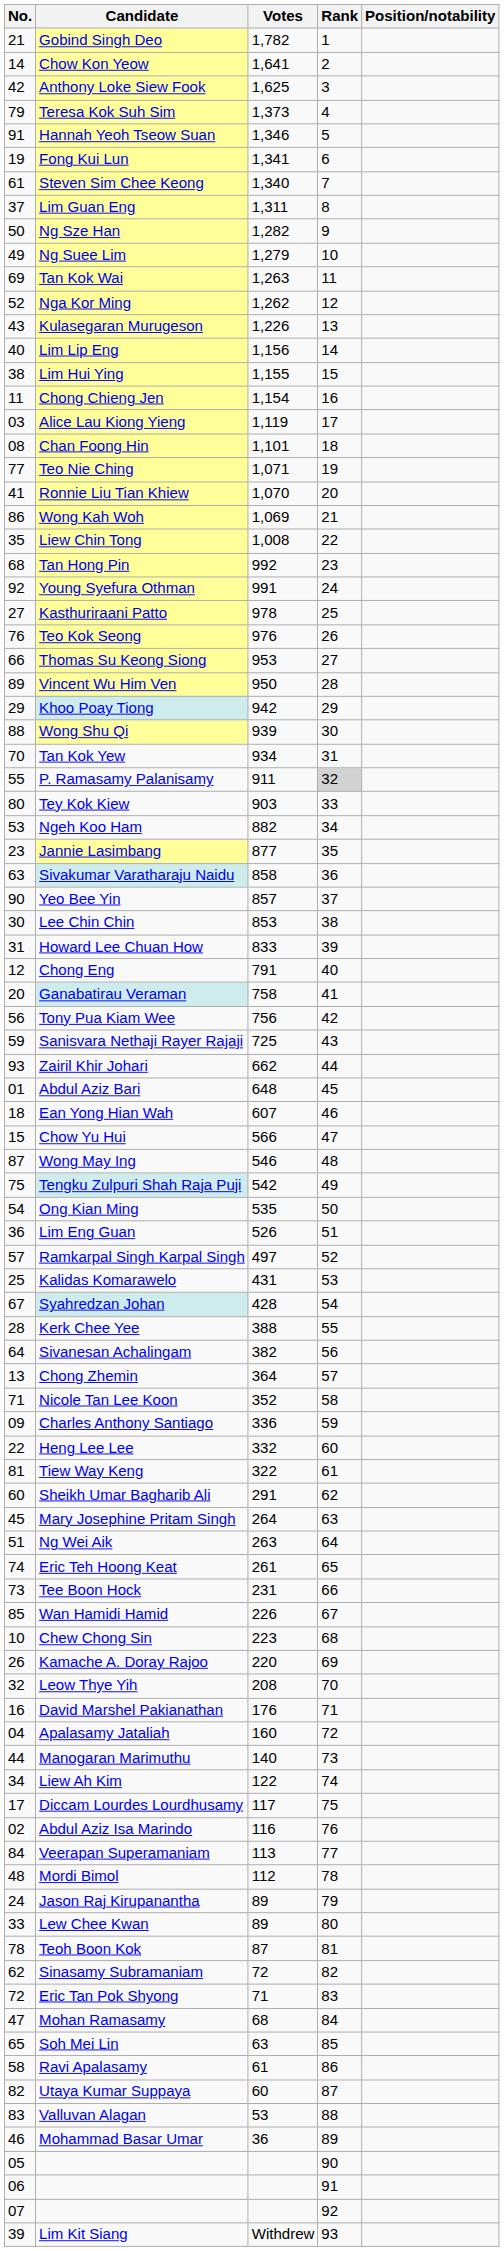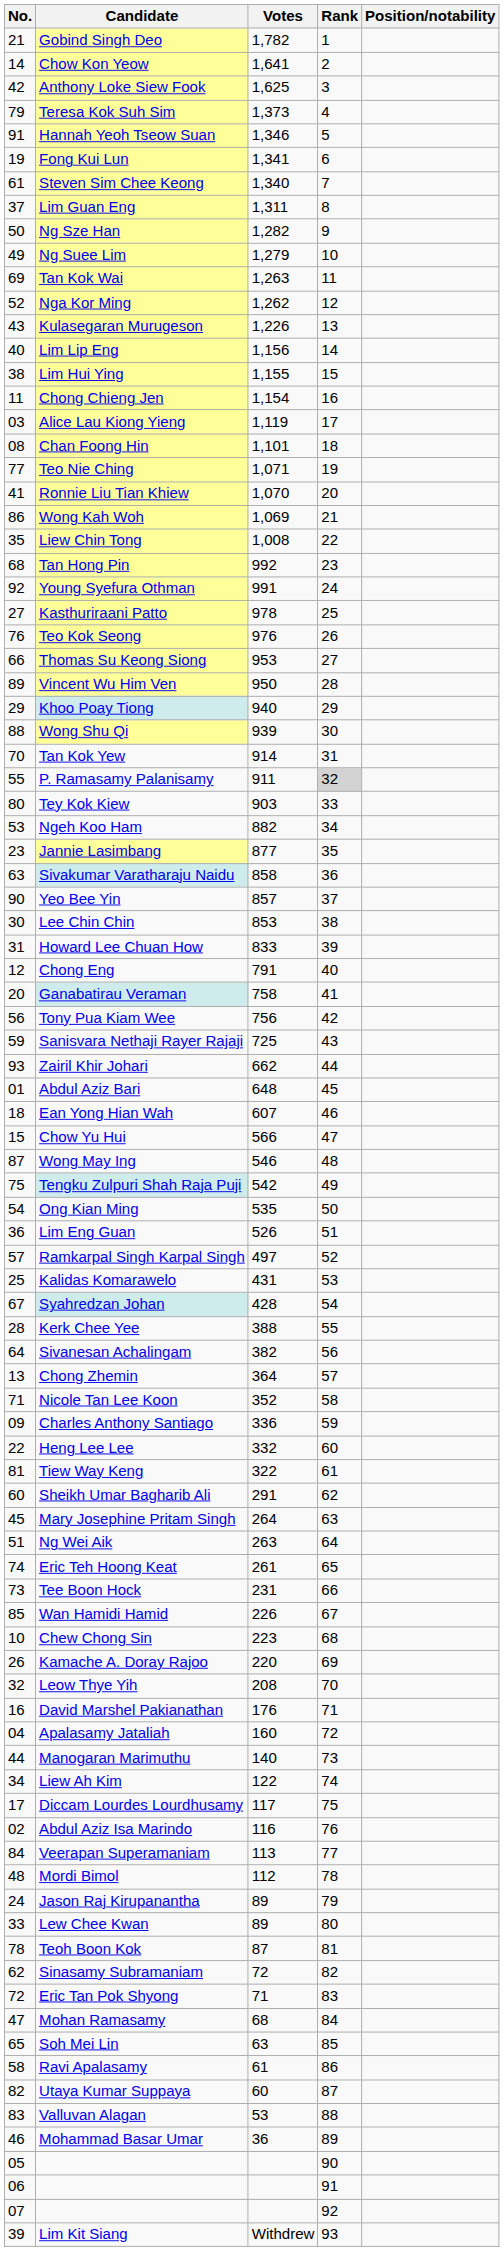(264, 708) 942 -> (264, 708) 940
(264, 755) 934 -> (264, 755) 914
